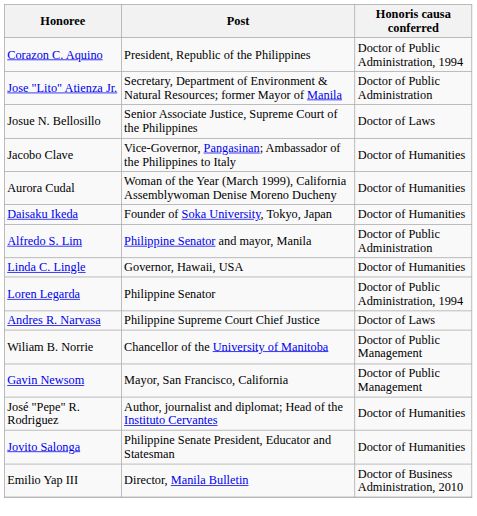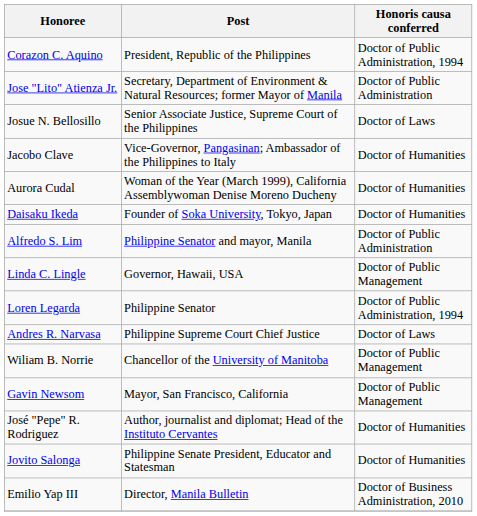(411, 267) Doctor of Humanities -> (399, 274) Doctor of Public Management
